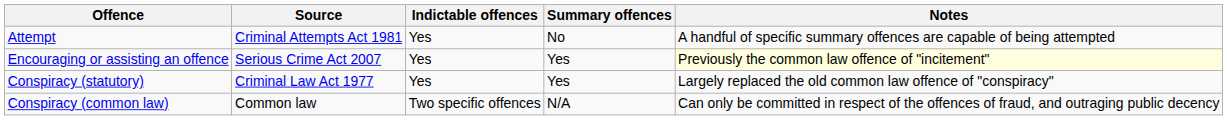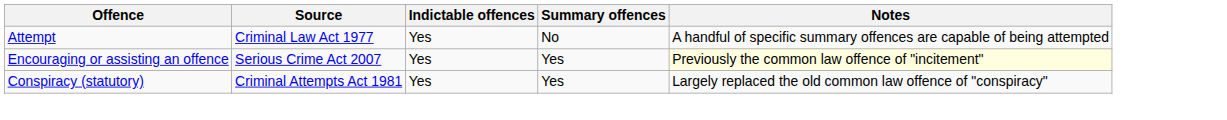(319, 37) Criminal Attempts Act 1981 -> (304, 37) Criminal Law Act 1977
(304, 81) Criminal Law Act 1977 -> (319, 81) Criminal Attempts Act 1981
- row: (88, 103)
